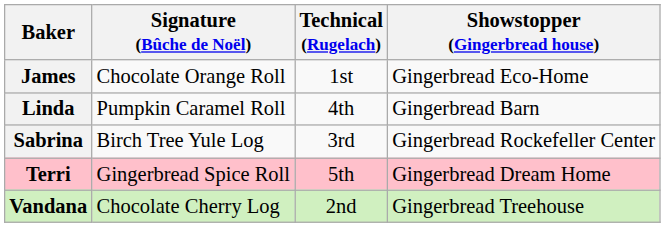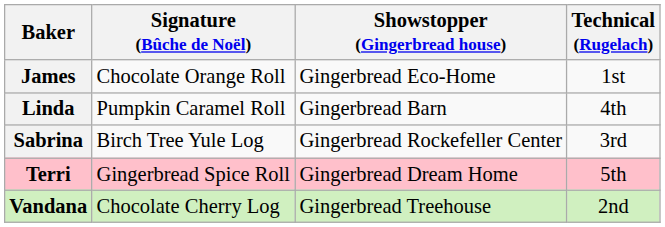columns swapped: (341, 32) <-> (524, 32)
